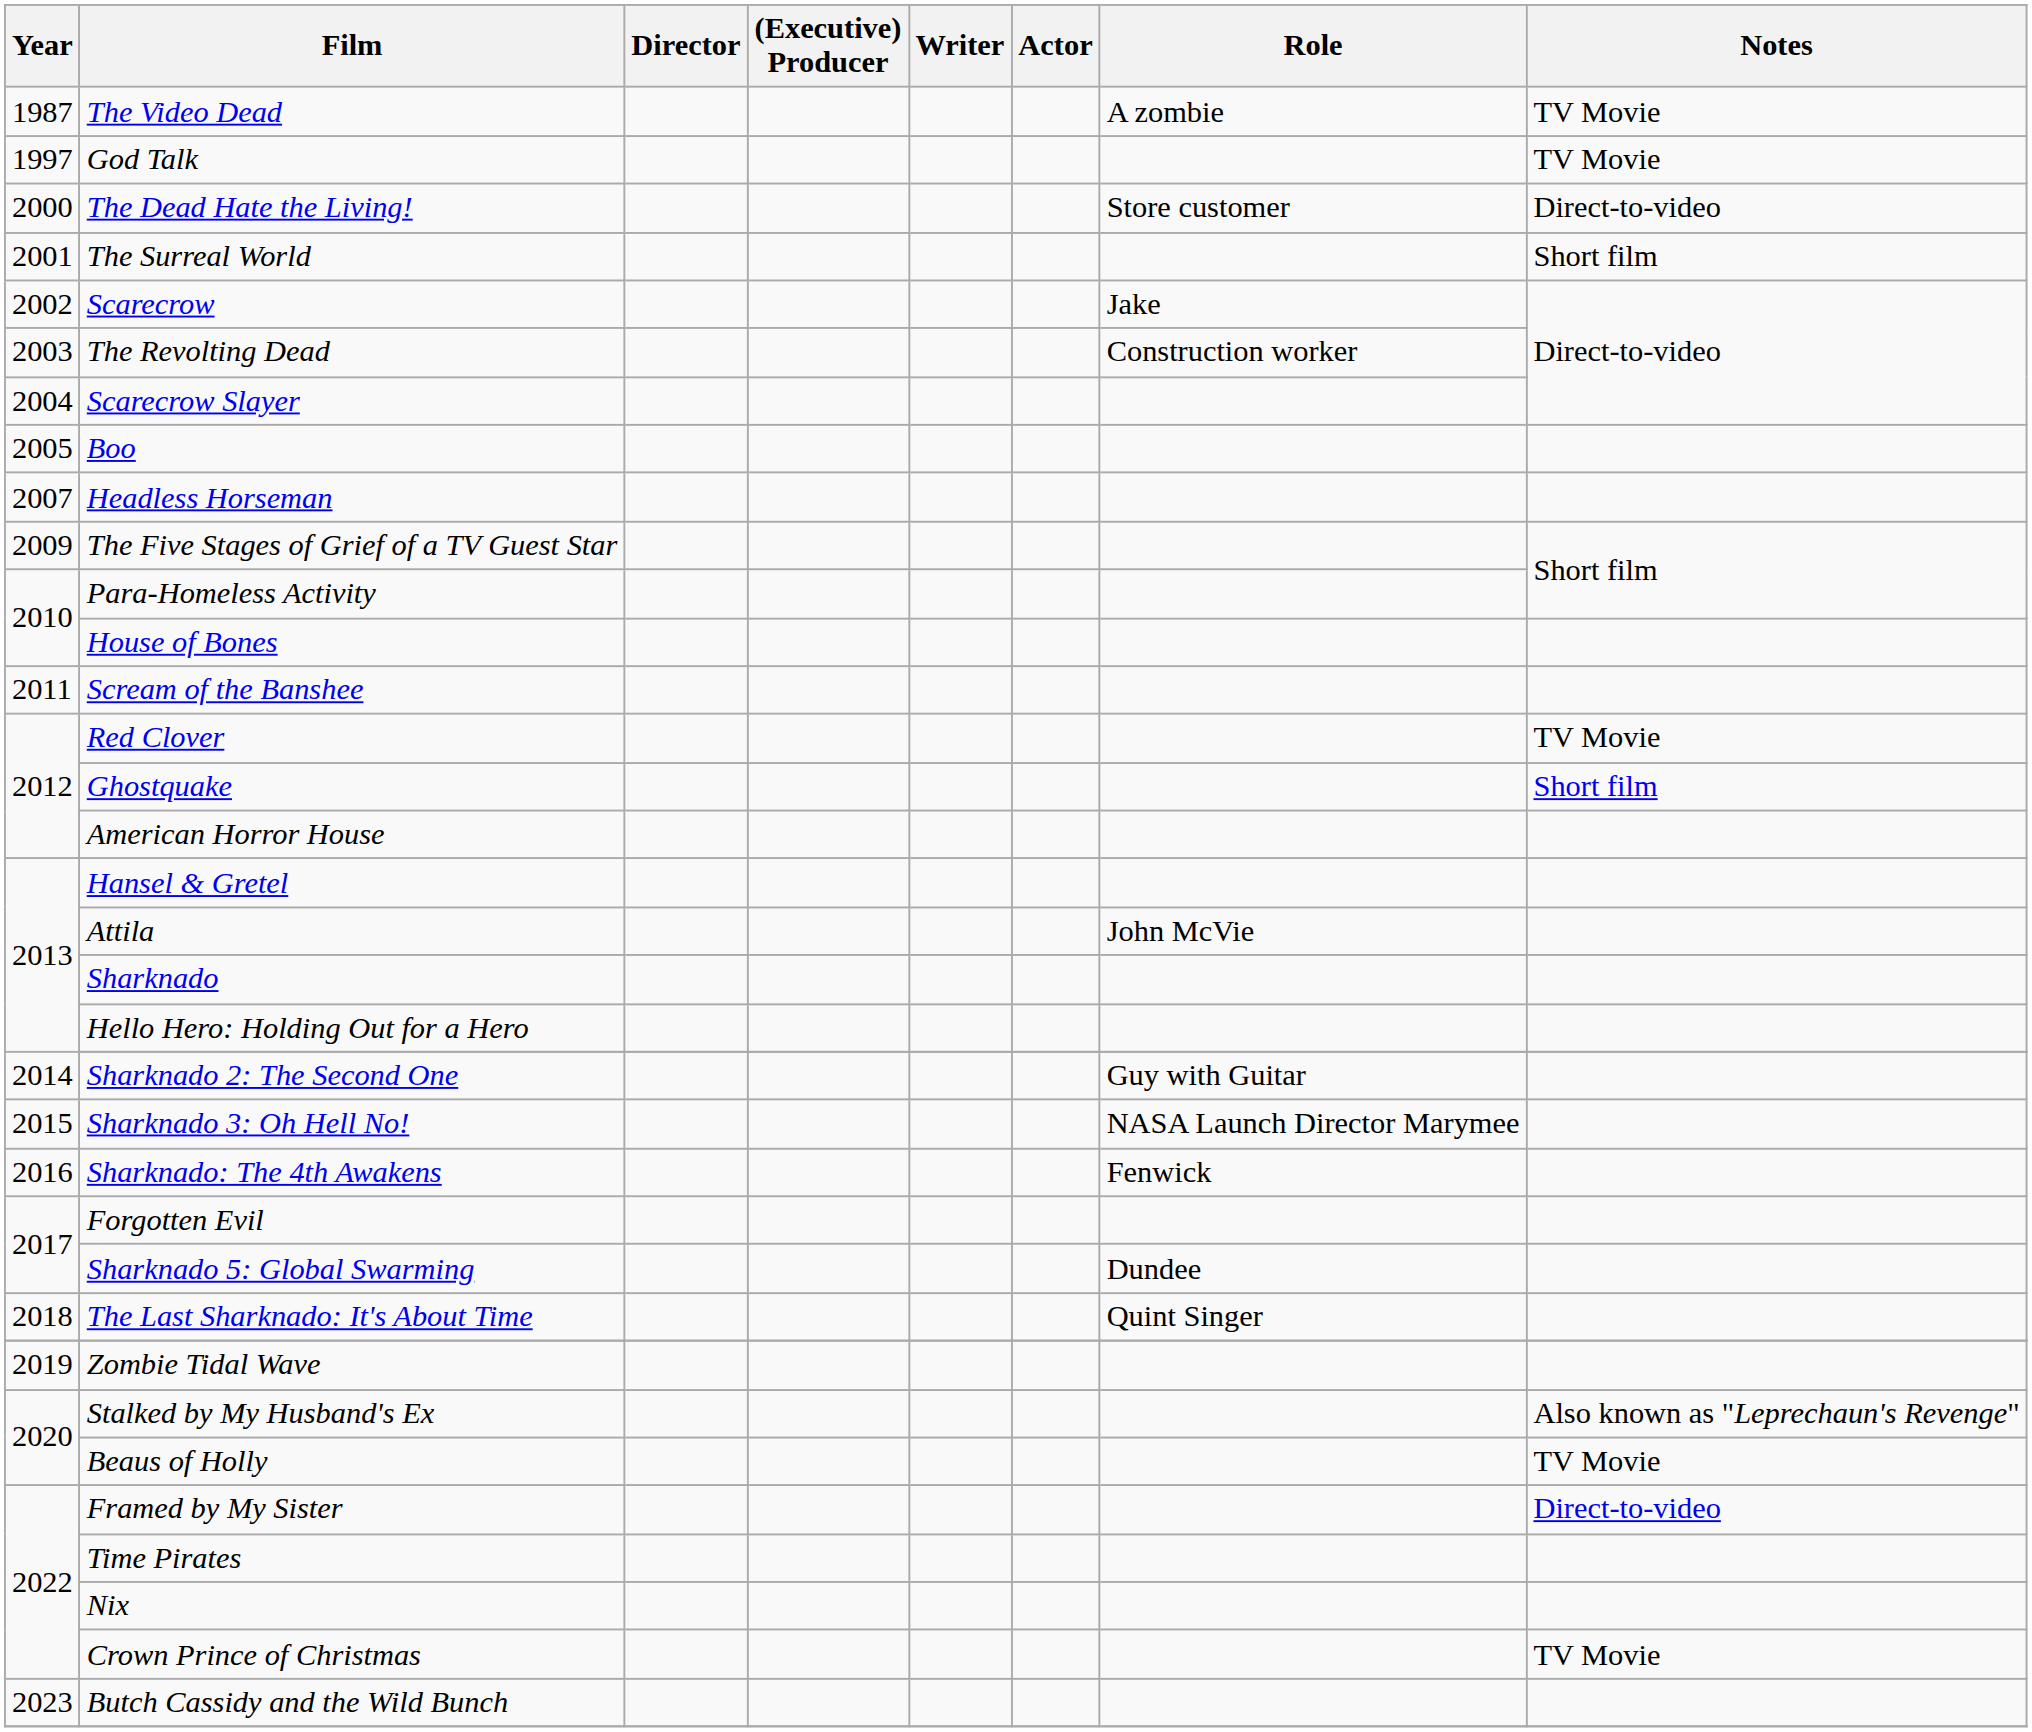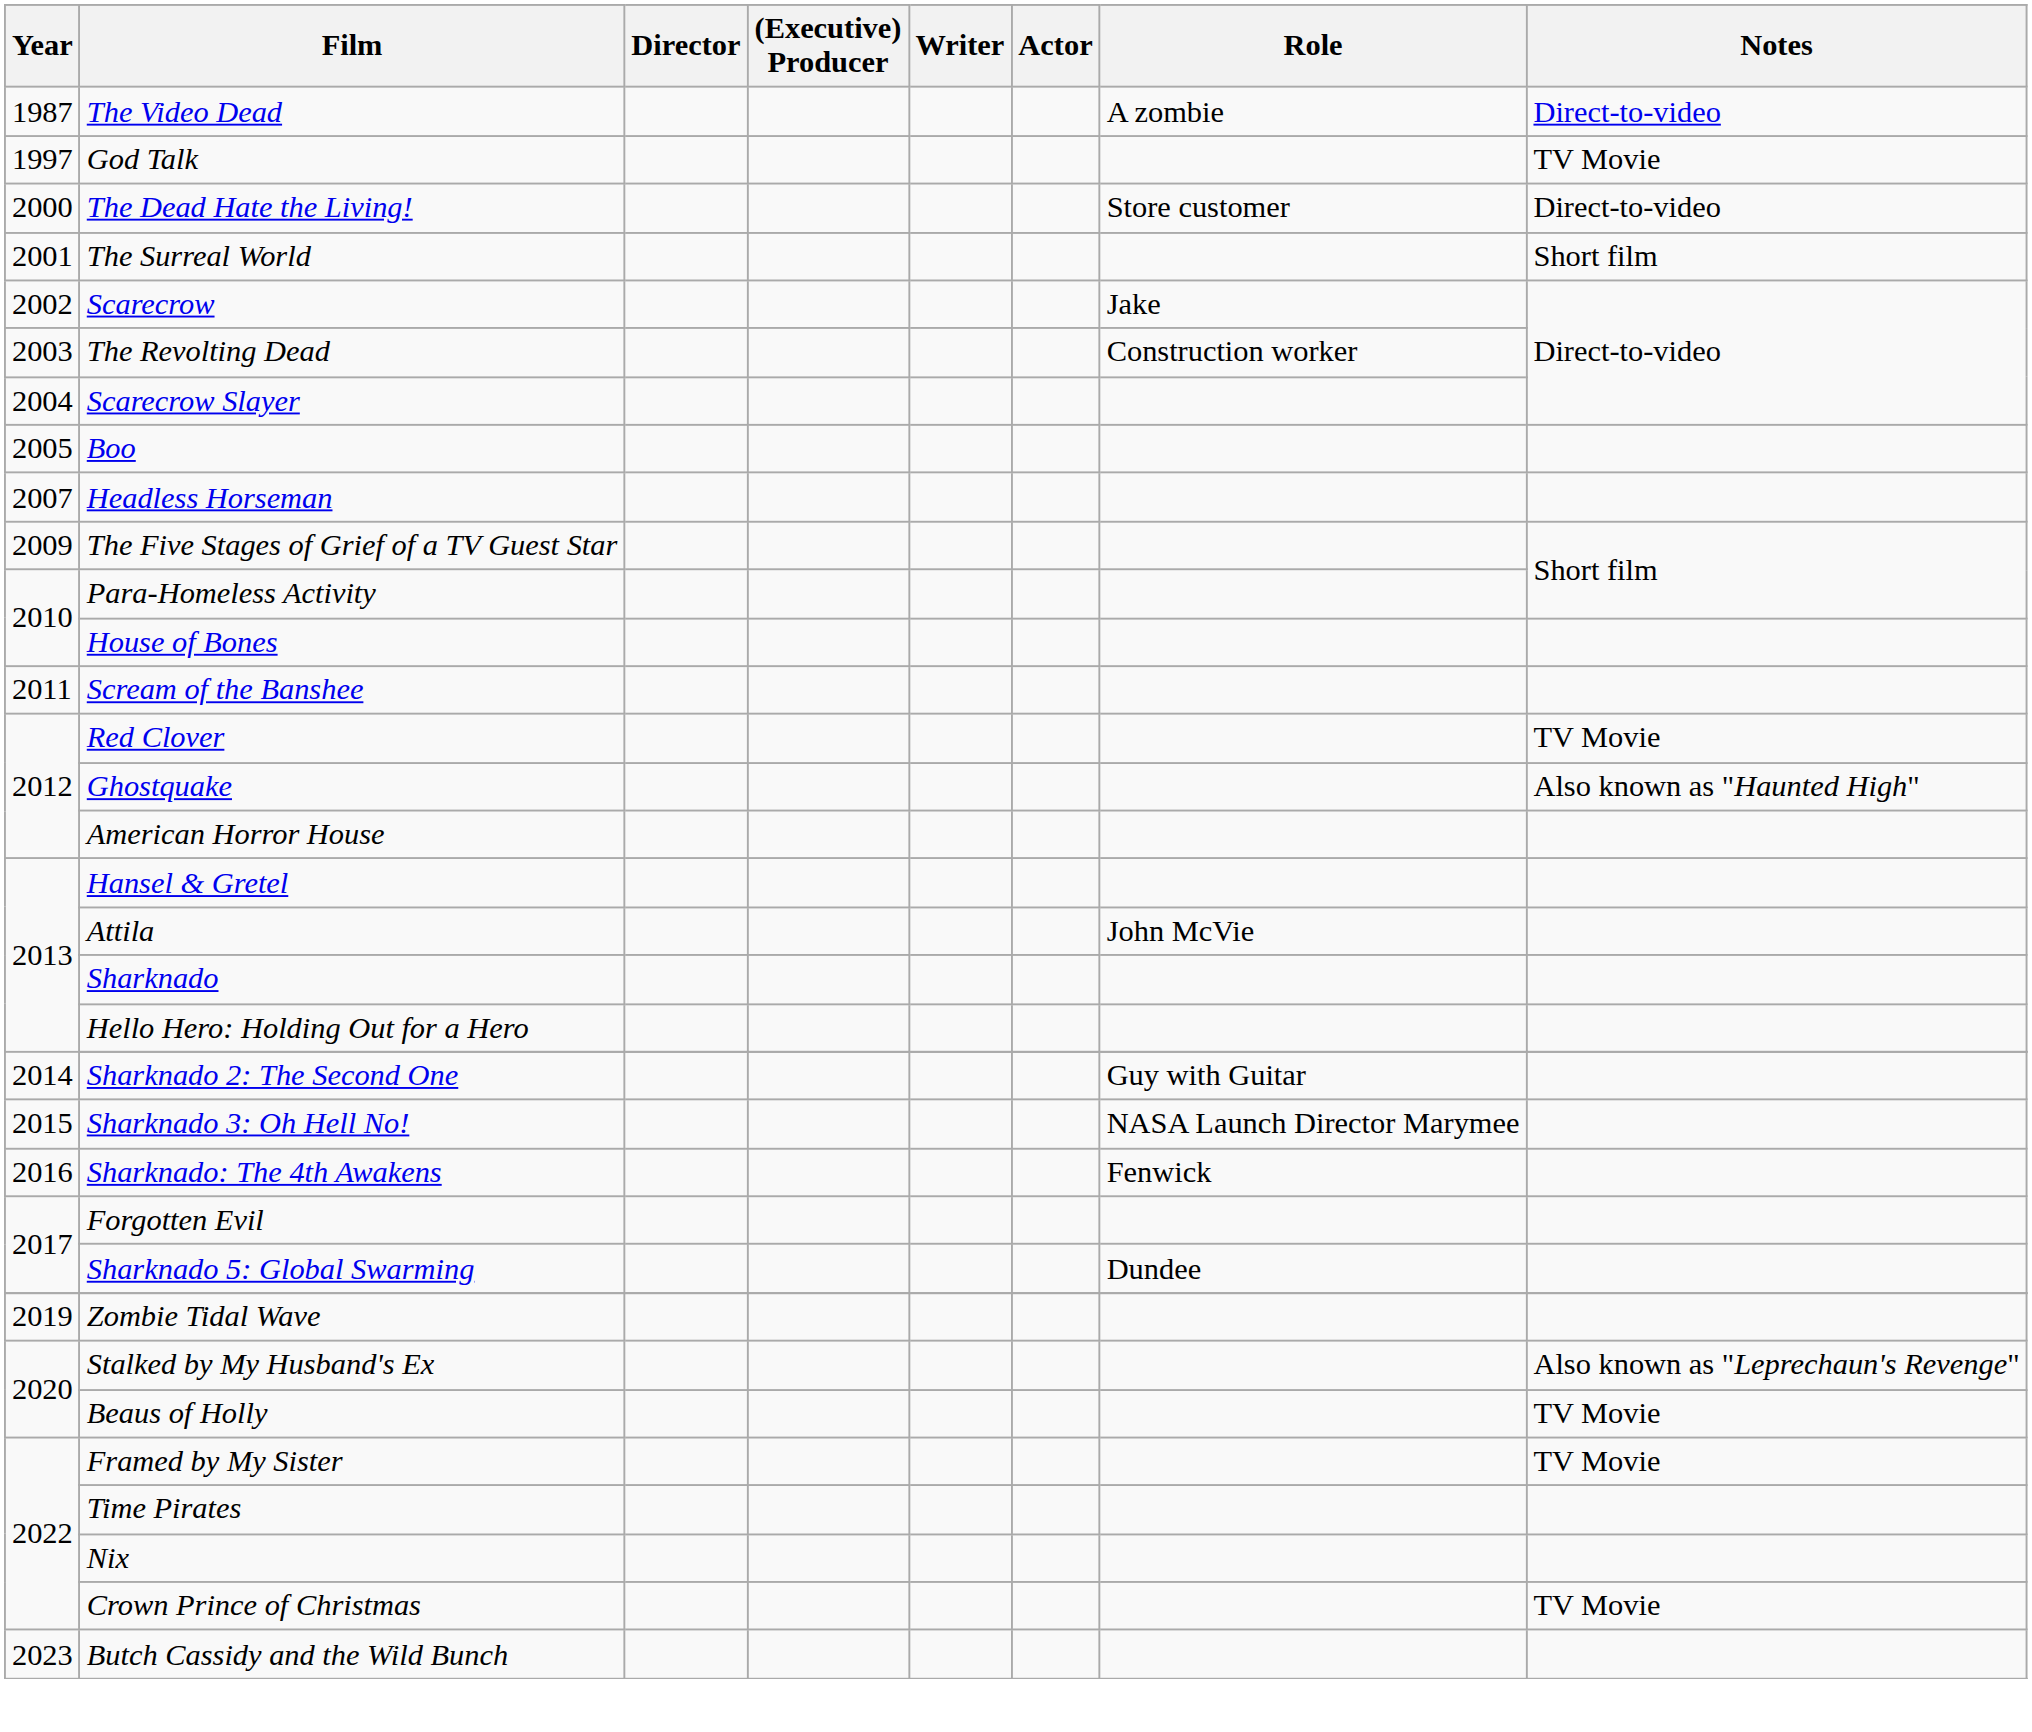(1597, 111) TV Movie -> (1627, 111) Direct-to-video
(1596, 785) Short film -> (1727, 785) Also known as "Haunted High"
- row: (42, 1316)
(1627, 1509) Direct-to-video -> (1597, 1460) TV Movie
